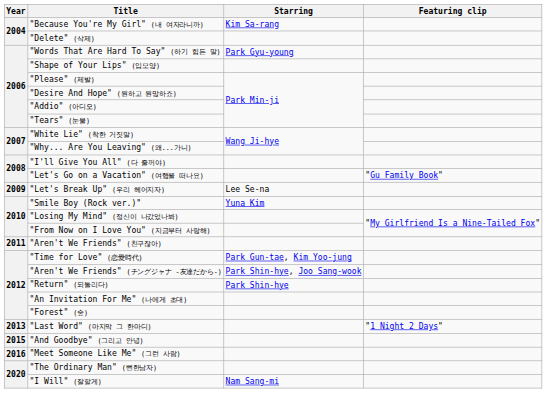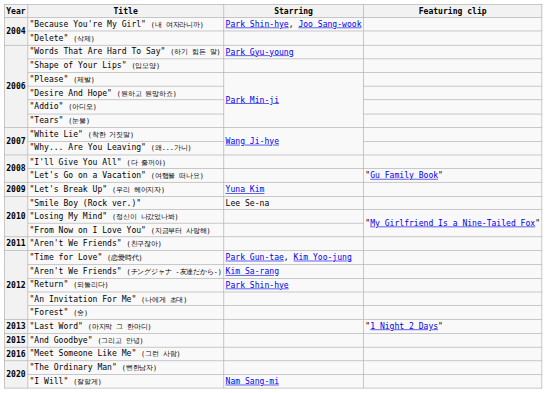(252, 24) Kim Sa-rang -> (294, 24) Park Shin-hye, Joo Sang-wook
(247, 189) Lee Se-na -> (245, 189) Yuna Kim
(245, 203) Yuna Kim -> (247, 203) Lee Se-na
(294, 271) Park Shin-hye, Joo Sang-wook -> (252, 271) Kim Sa-rang
